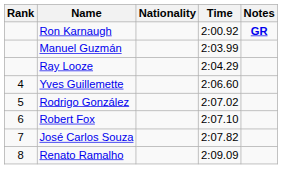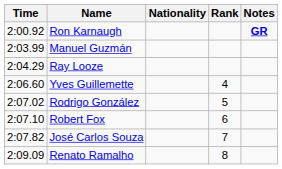columns swapped: (21, 13) <-> (220, 13)
